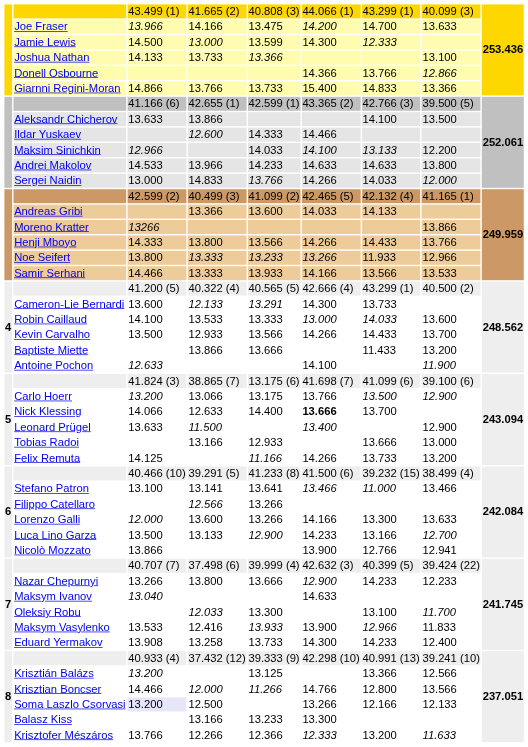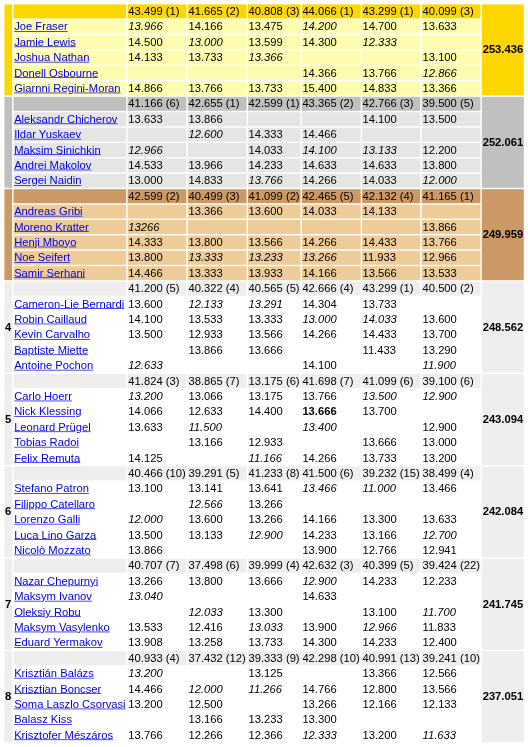(320, 304) 14.300 -> (320, 304) 14.304
(440, 350) 13.200 -> (440, 350) 13.290
(266, 627) 13.933 -> (266, 627) 13.033
(145, 704) lavender background -> (145, 704) no background
